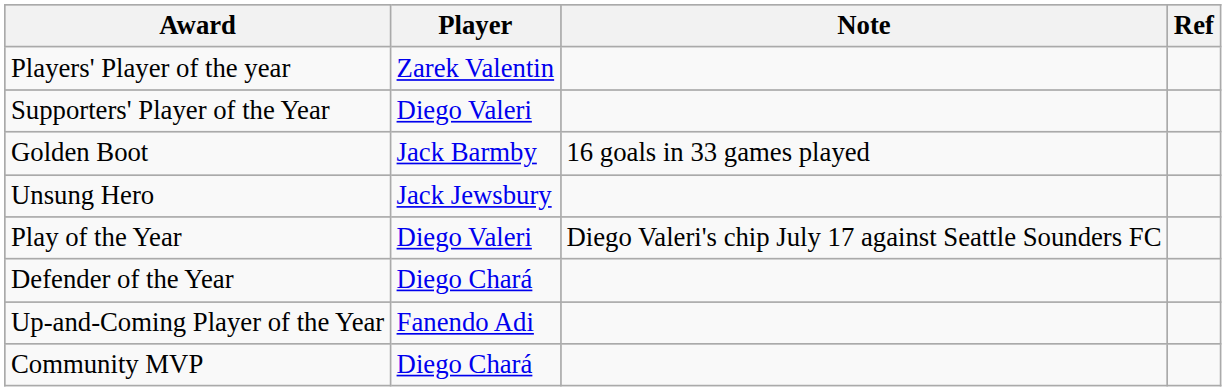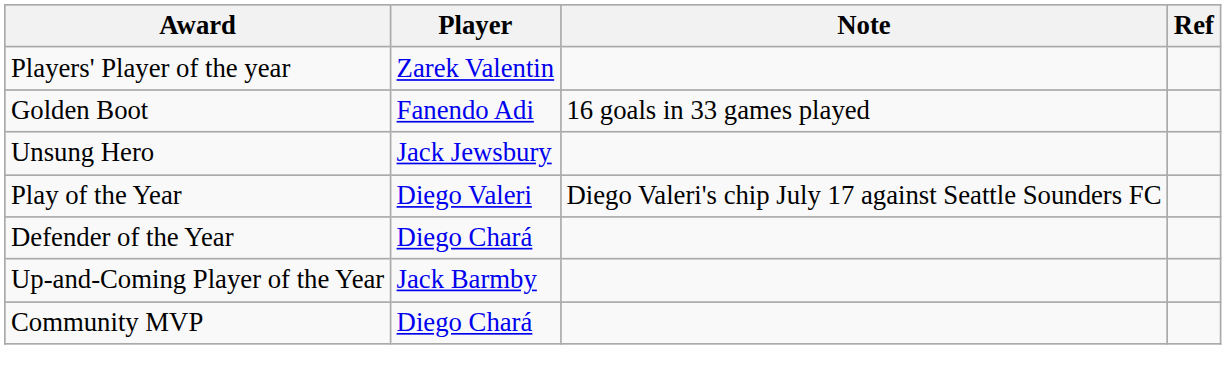- row: (170, 110)
(467, 152) Jack Barmby -> (465, 110) Fanendo Adi
(465, 322) Fanendo Adi -> (467, 279) Jack Barmby
